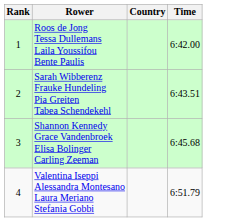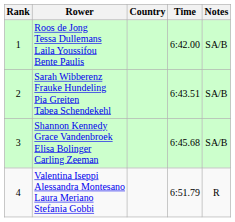+ column: (216, 12)
